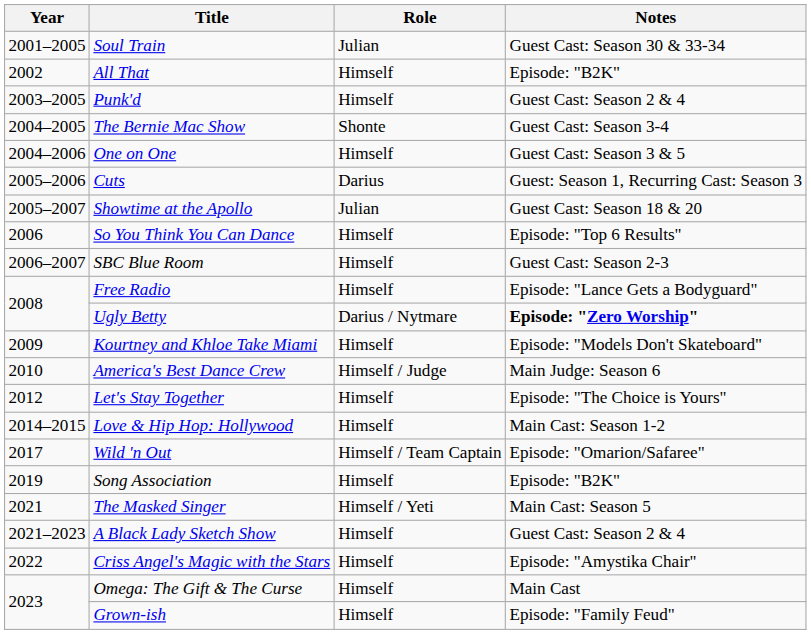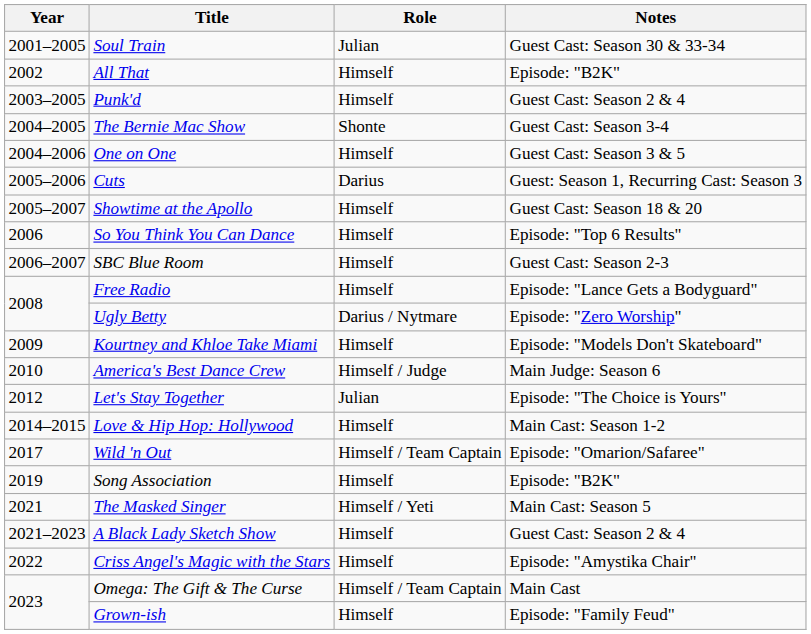(359, 208) Julian -> (366, 208) Himself
(604, 316) bold -> (596, 316) normal
(366, 398) Himself -> (359, 398) Julian
(366, 588) Himself -> (420, 588) Himself / Team Captain
